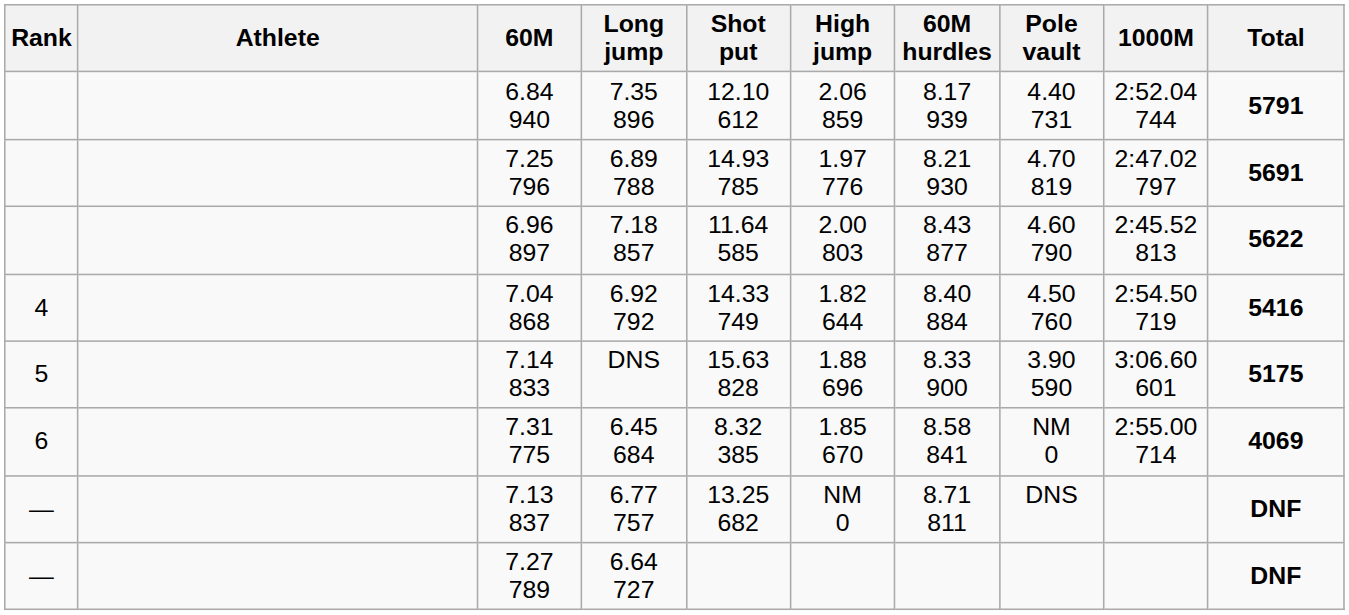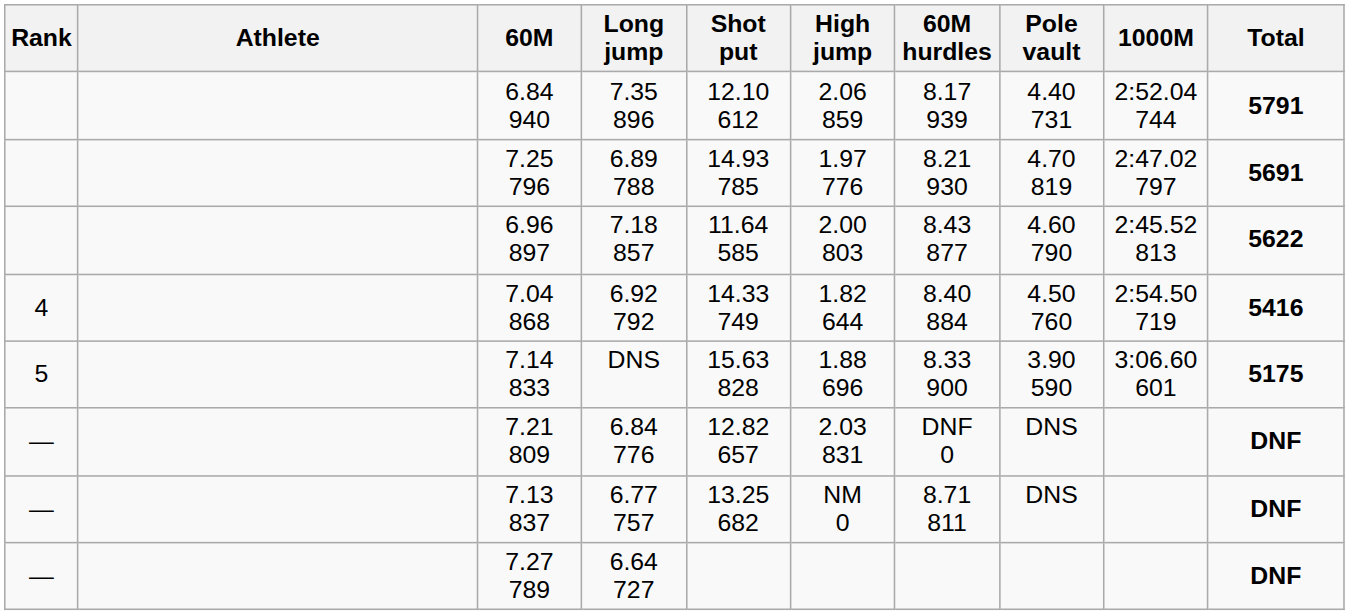- row: (529, 441)
+ row: (529, 441)
